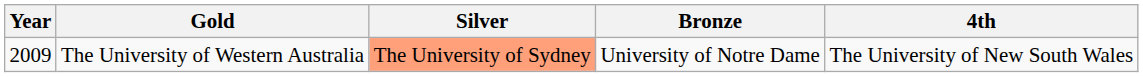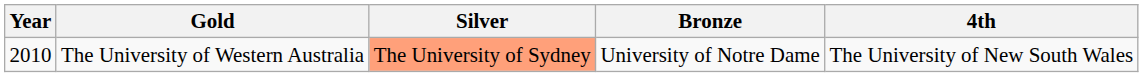(30, 54) 2009 -> (30, 54) 2010
